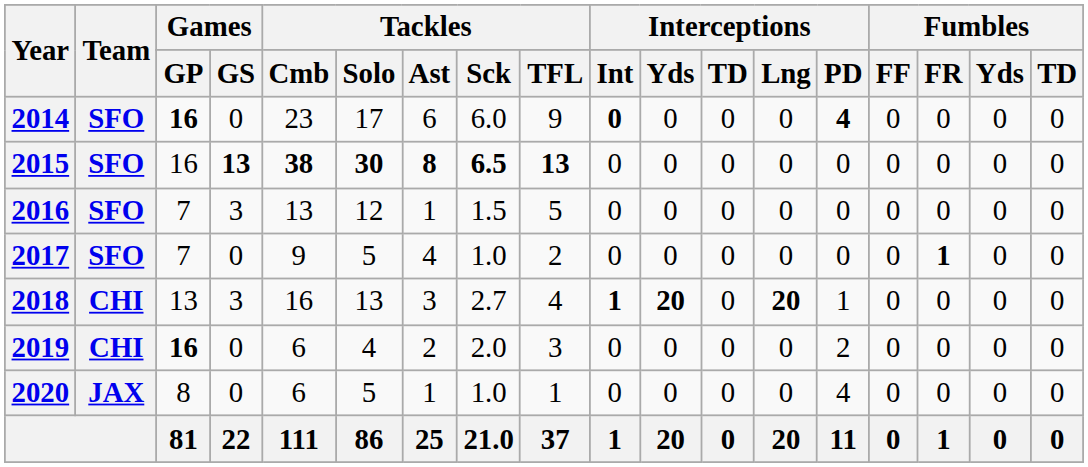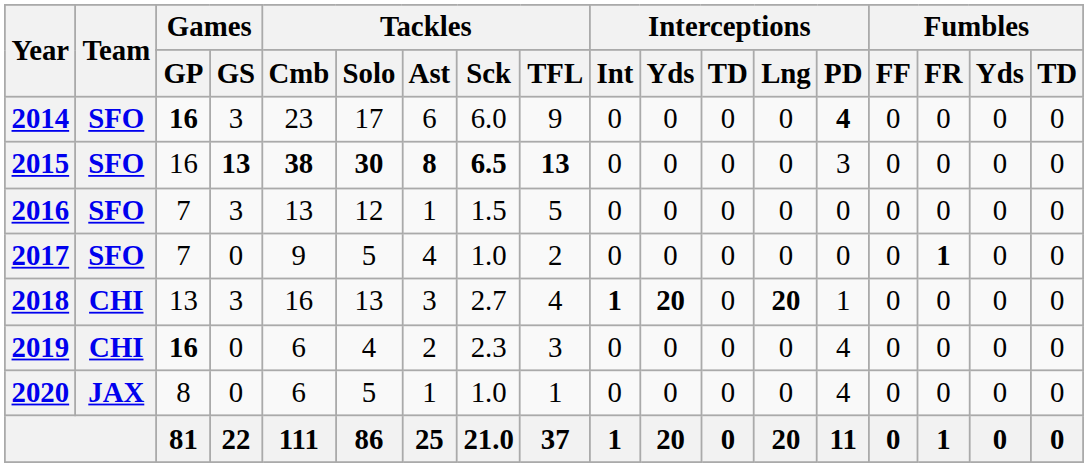(236, 118) 0 -> (236, 118) 3
(615, 118) bold -> (615, 118) normal
(843, 164) 0 -> (843, 164) 3
(489, 347) 2.0 -> (489, 347) 2.3
(843, 347) 2 -> (843, 347) 4
